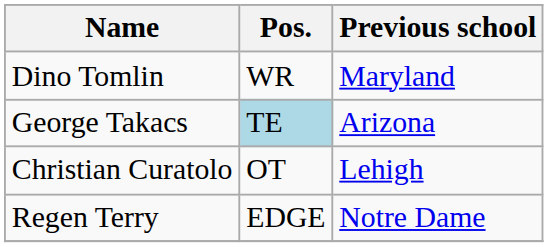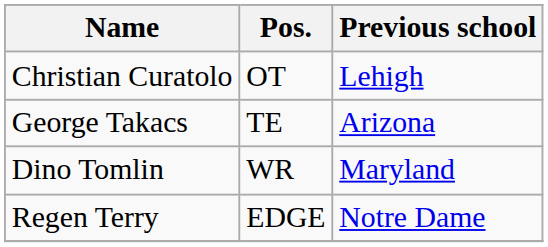rows swapped: (122, 169) <-> (88, 75)
(264, 122) lightblue background -> (264, 122) no background
